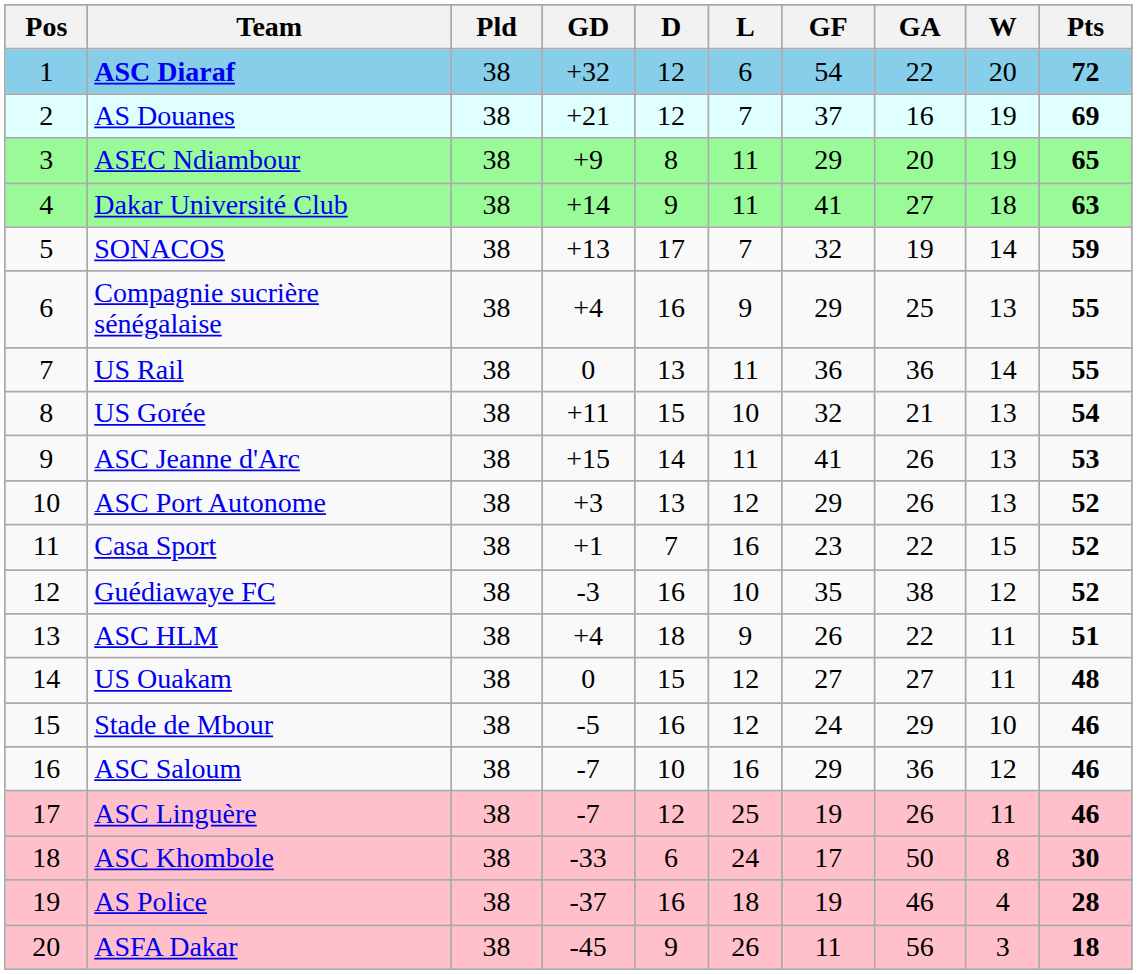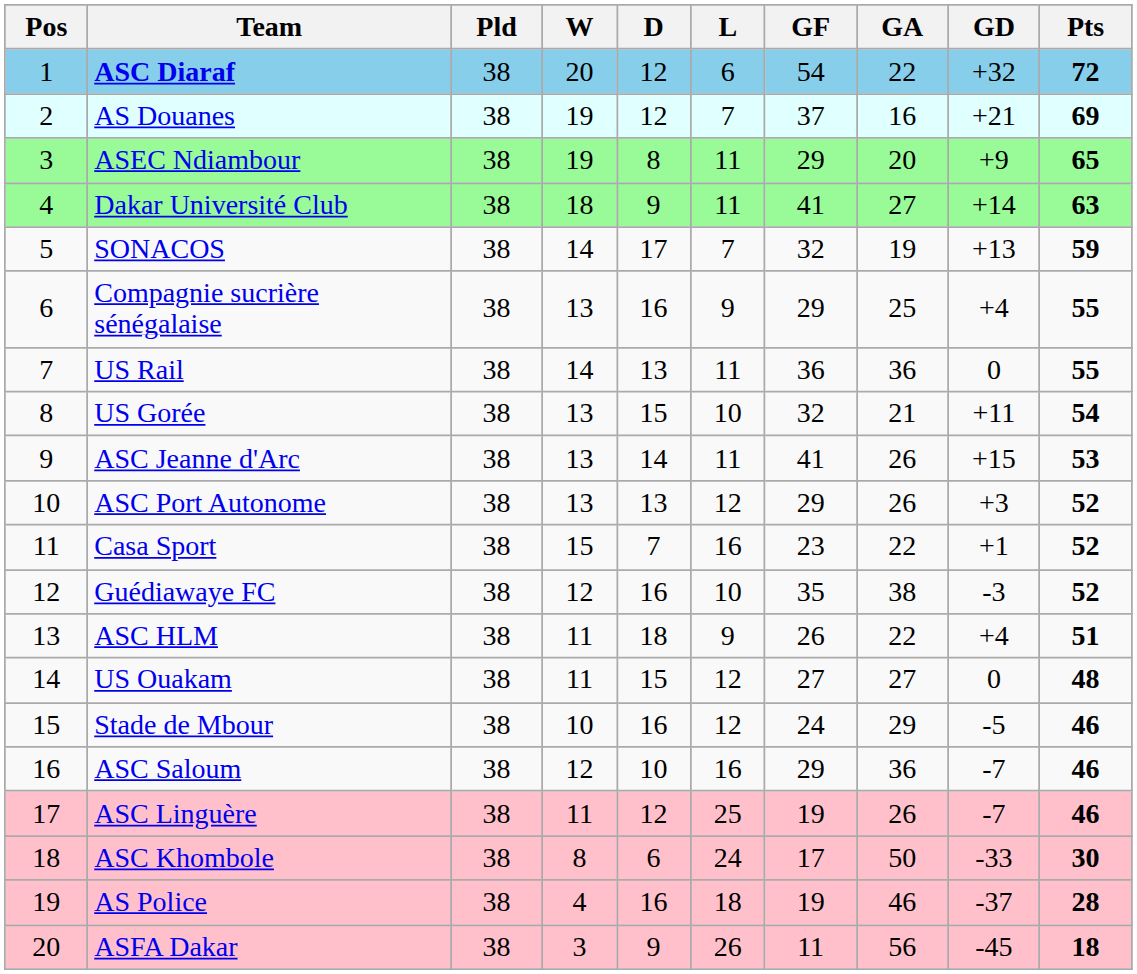columns swapped: (1003, 26) <-> (588, 26)
